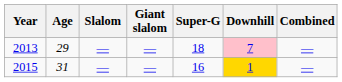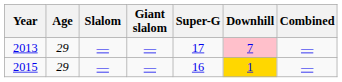(198, 47) 18 -> (198, 47) 17
(63, 67) 31 -> (63, 67) 29
